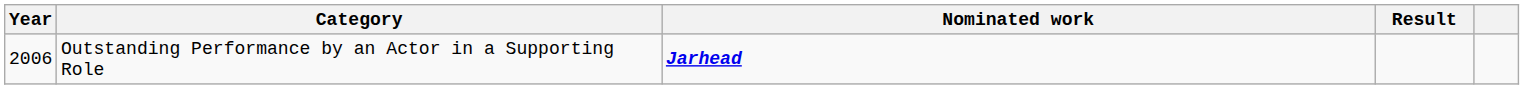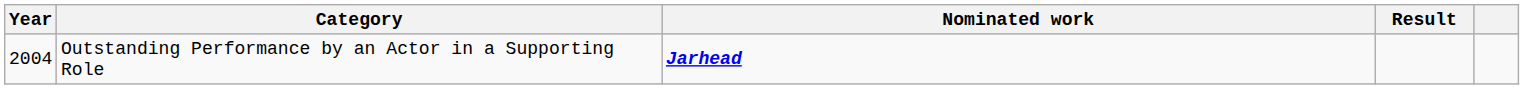(31, 59) 2006 -> (31, 59) 2004
